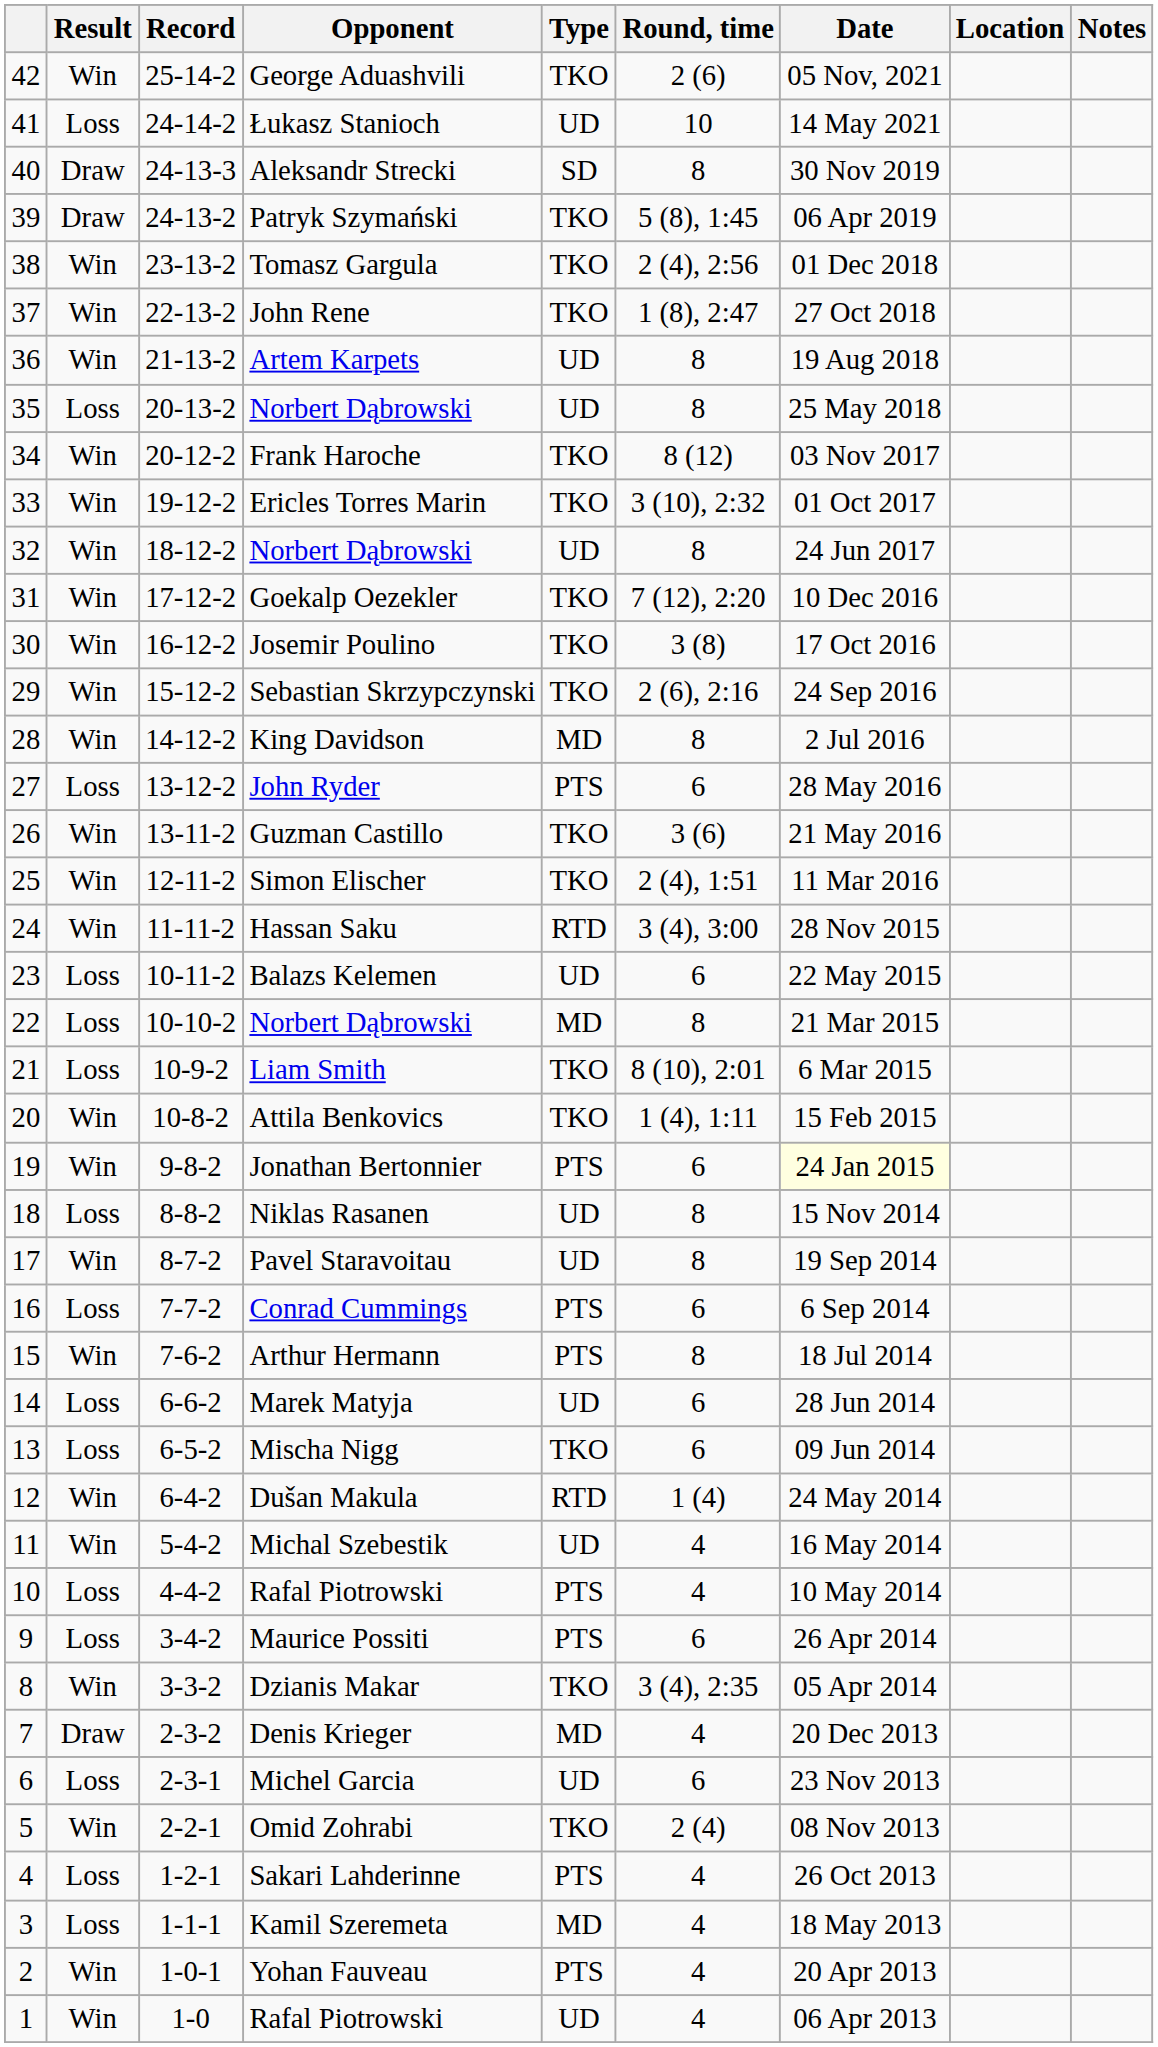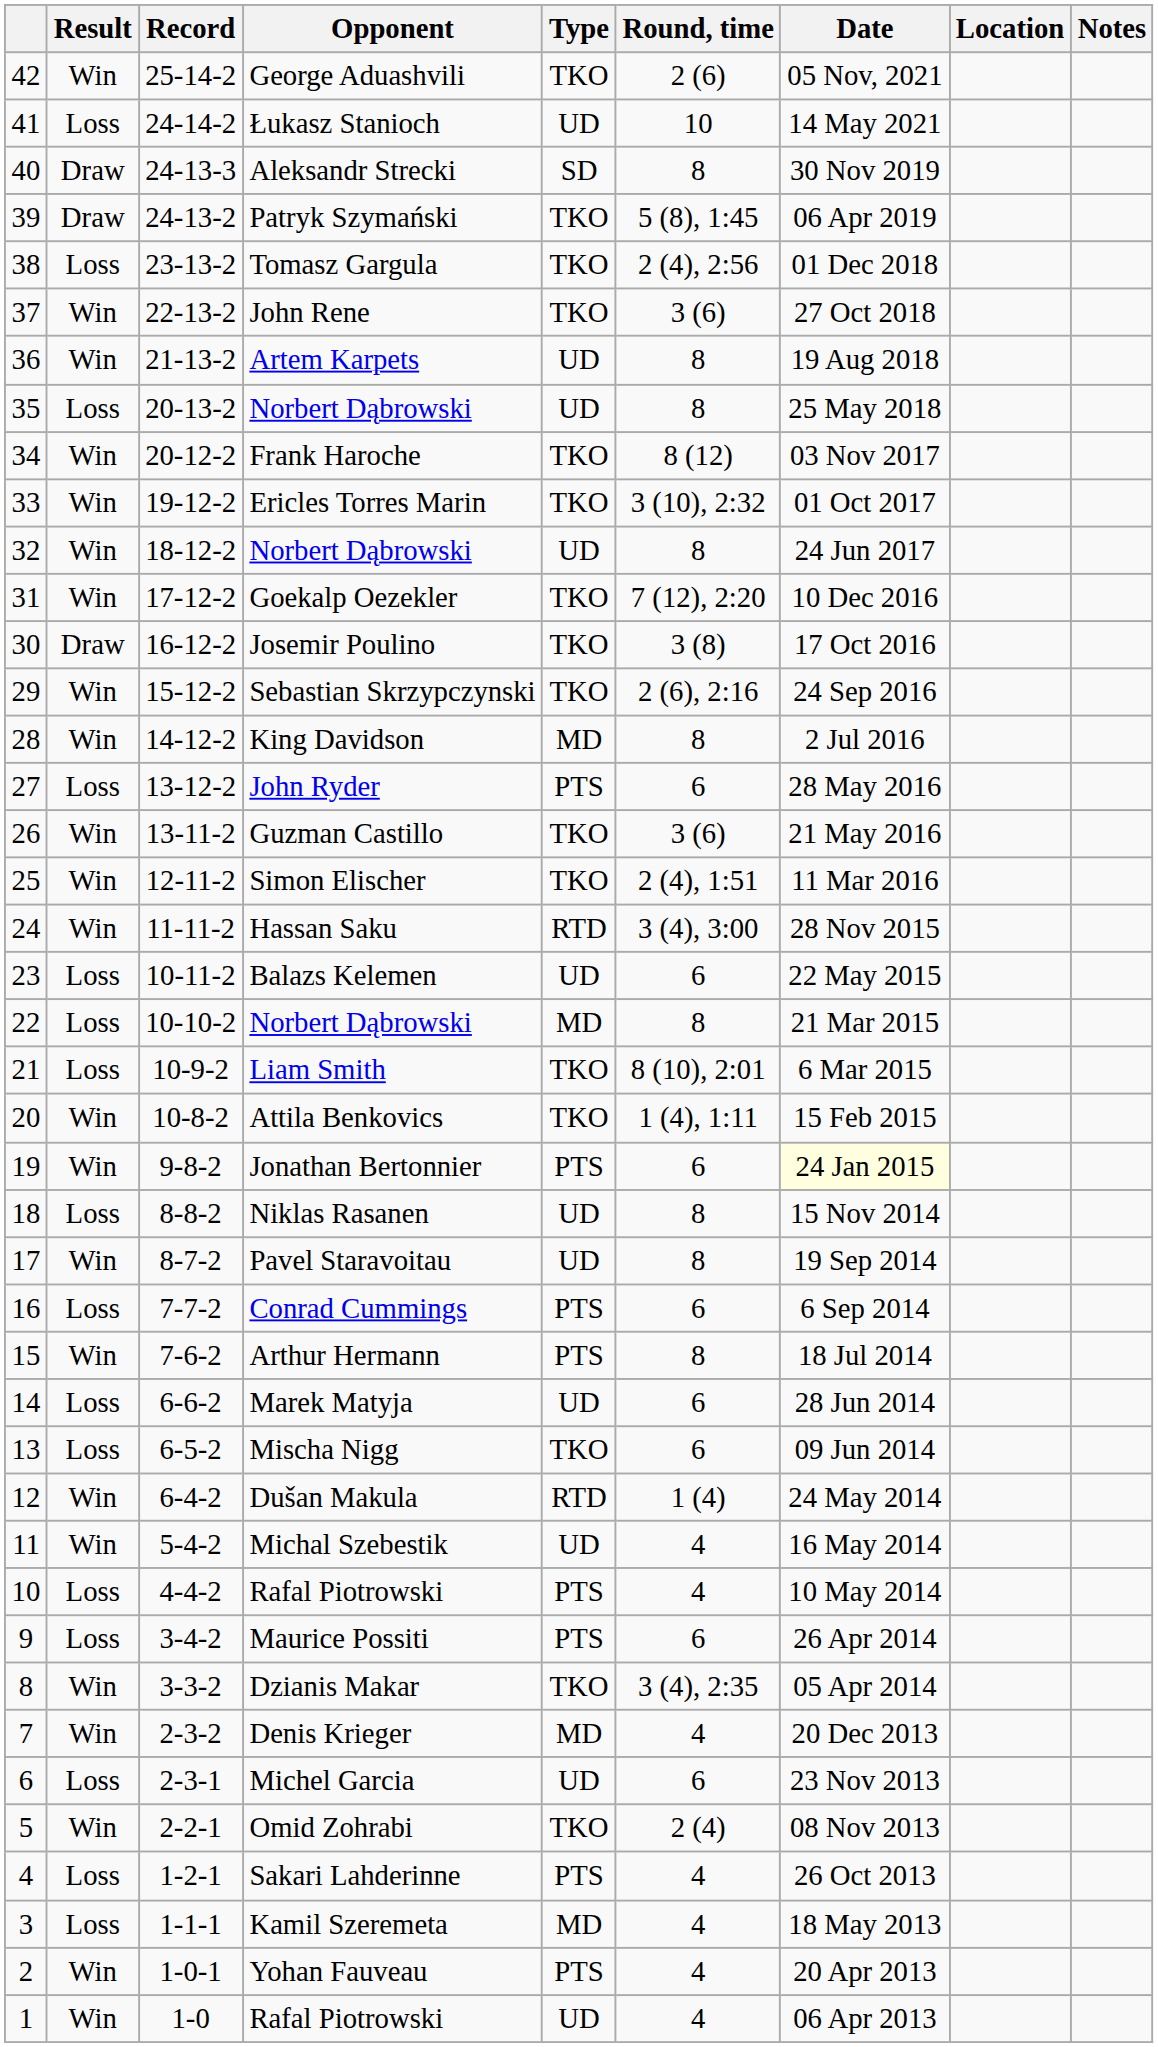(93, 265) Win -> (93, 265) Loss
(698, 312) 1 (8), 2:47 -> (698, 312) 3 (6)
(93, 644) Win -> (93, 644) Draw
(93, 1733) Draw -> (93, 1733) Win
